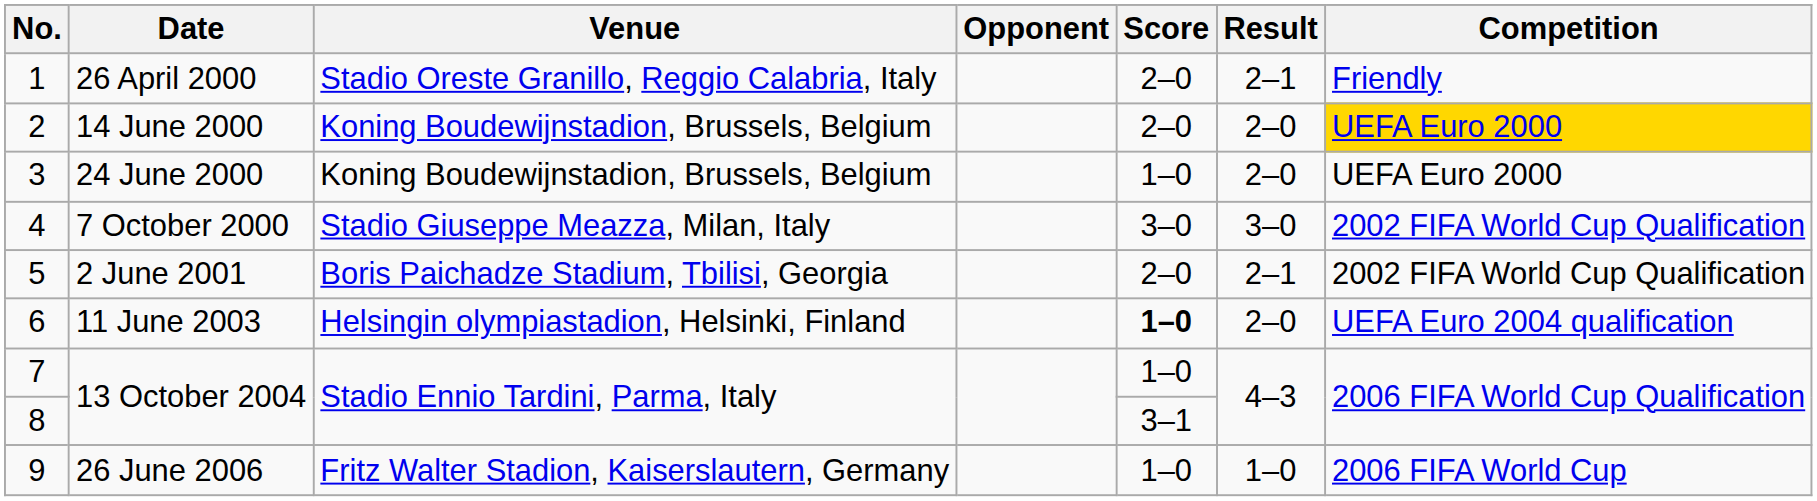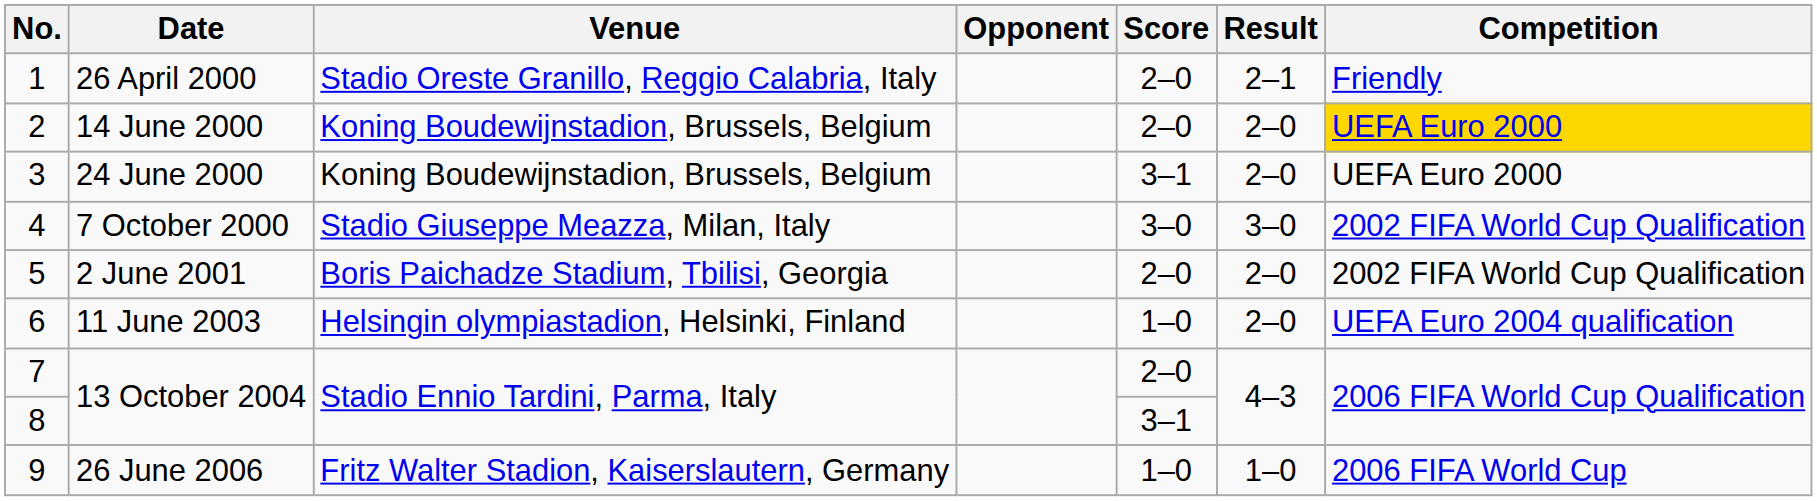(1166, 175) 1–0 -> (1166, 175) 3–1
(1271, 273) 2–1 -> (1271, 273) 2–0
(1166, 322) bold -> (1166, 322) normal
(1166, 371) 1–0 -> (1166, 371) 2–0
